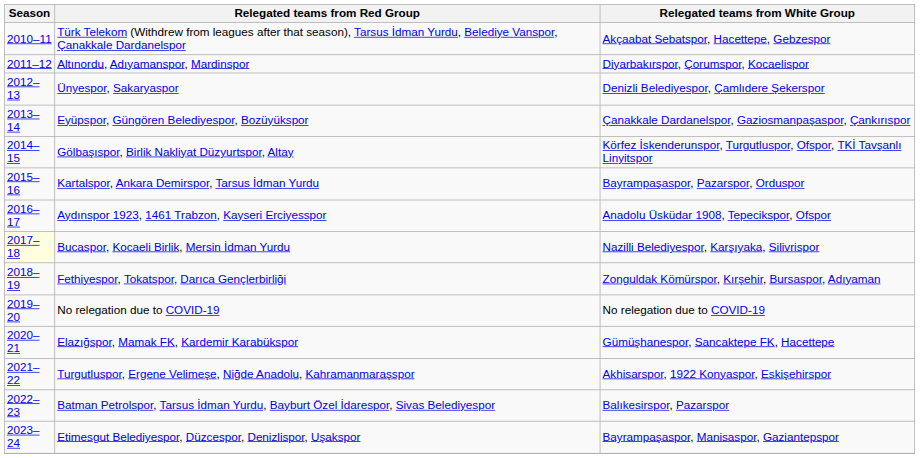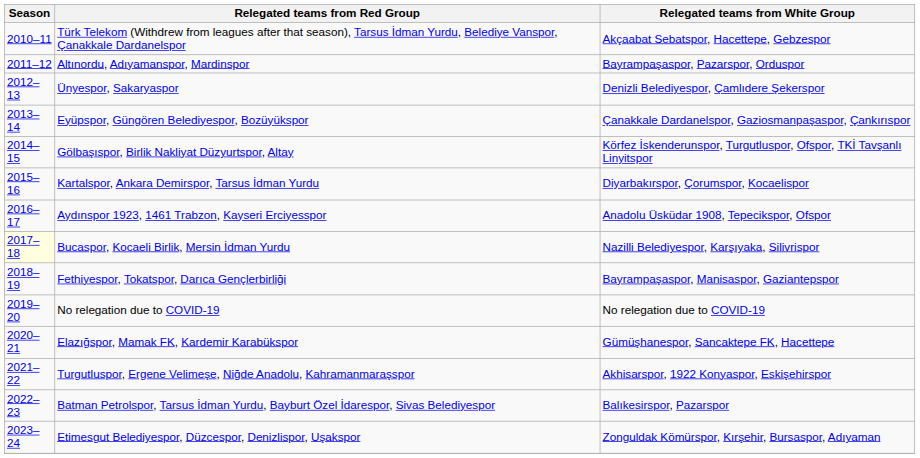(706, 63) Diyarbakırspor, Çorumspor, Kocaelispor -> (704, 63) Bayrampaşaspor, Pazarspor, Orduspor
(704, 184) Bayrampaşaspor, Pazarspor, Orduspor -> (706, 184) Diyarbakırspor, Çorumspor, Kocaelispor
(742, 279) Zonguldak Kömürspor, Kırşehir, Bursaspor, Adıyaman -> (721, 279) Bayrampaşaspor, Manisaspor, Gaziantepspor
(721, 437) Bayrampaşaspor, Manisaspor, Gaziantepspor -> (742, 437) Zonguldak Kömürspor, Kırşehir, Bursaspor, Adıyaman
